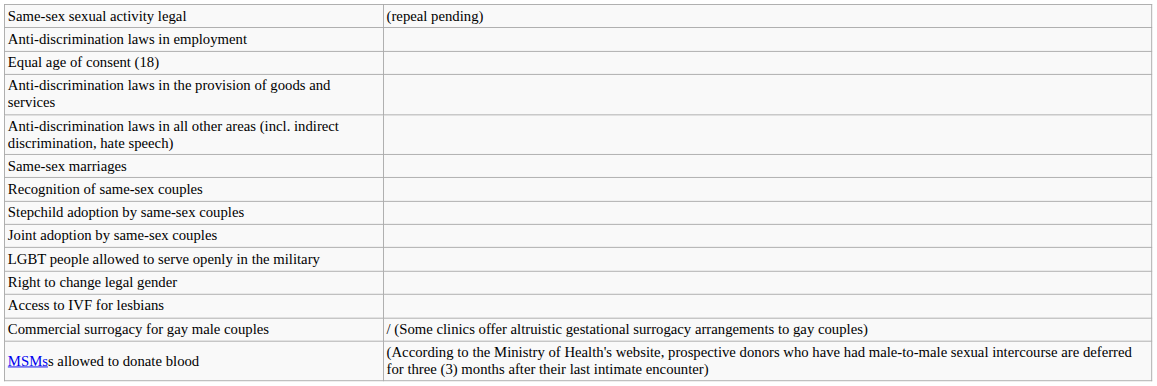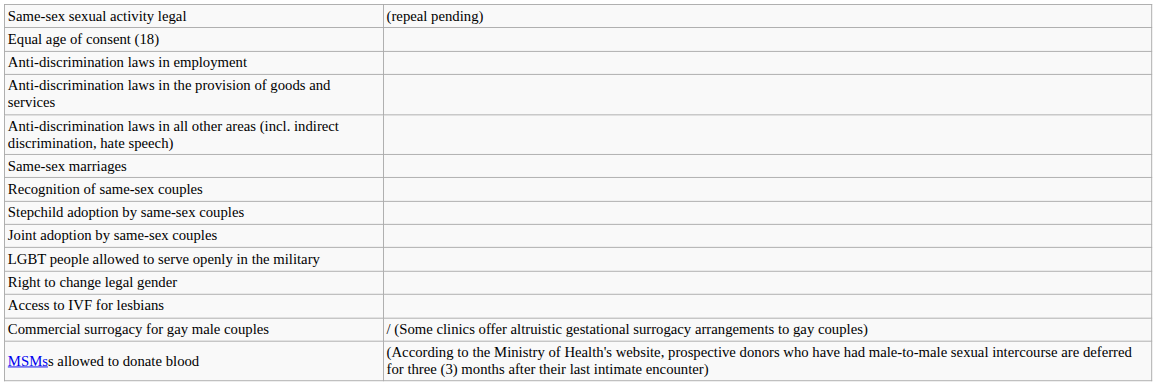rows swapped: (83, 62) <-> (127, 39)
